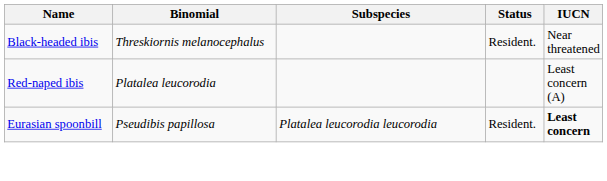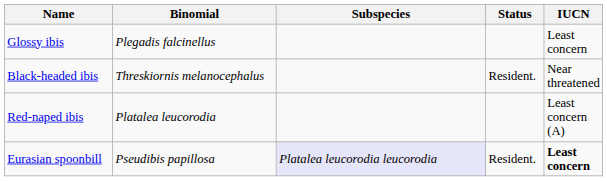+ row: (36, 41)
(358, 124) no background -> (358, 158) lavender background
